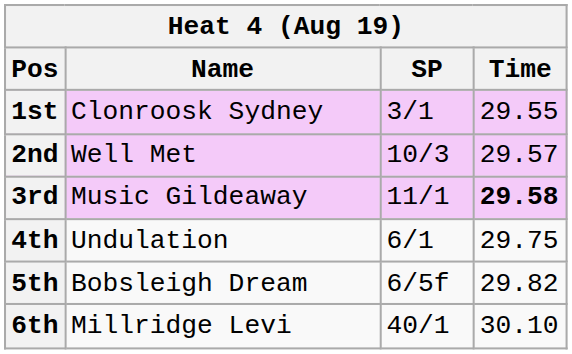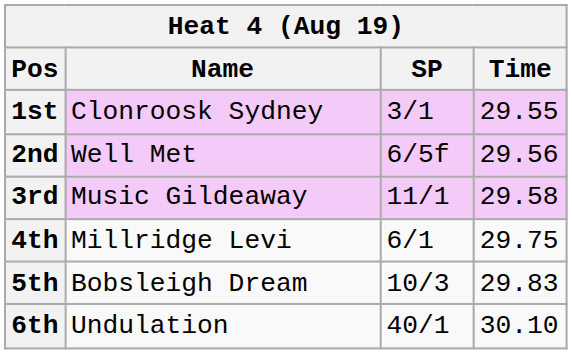(418, 155) 10/3 -> (418, 155) 6/5f
(519, 155) 29.57 -> (519, 155) 29.56
(519, 198) bold -> (519, 198) normal
(150, 240) Undulation -> (181, 240) Millridge Levi
(418, 283) 6/5f -> (418, 283) 10/3
(519, 283) 29.82 -> (519, 283) 29.83
(181, 326) Millridge Levi -> (150, 326) Undulation
